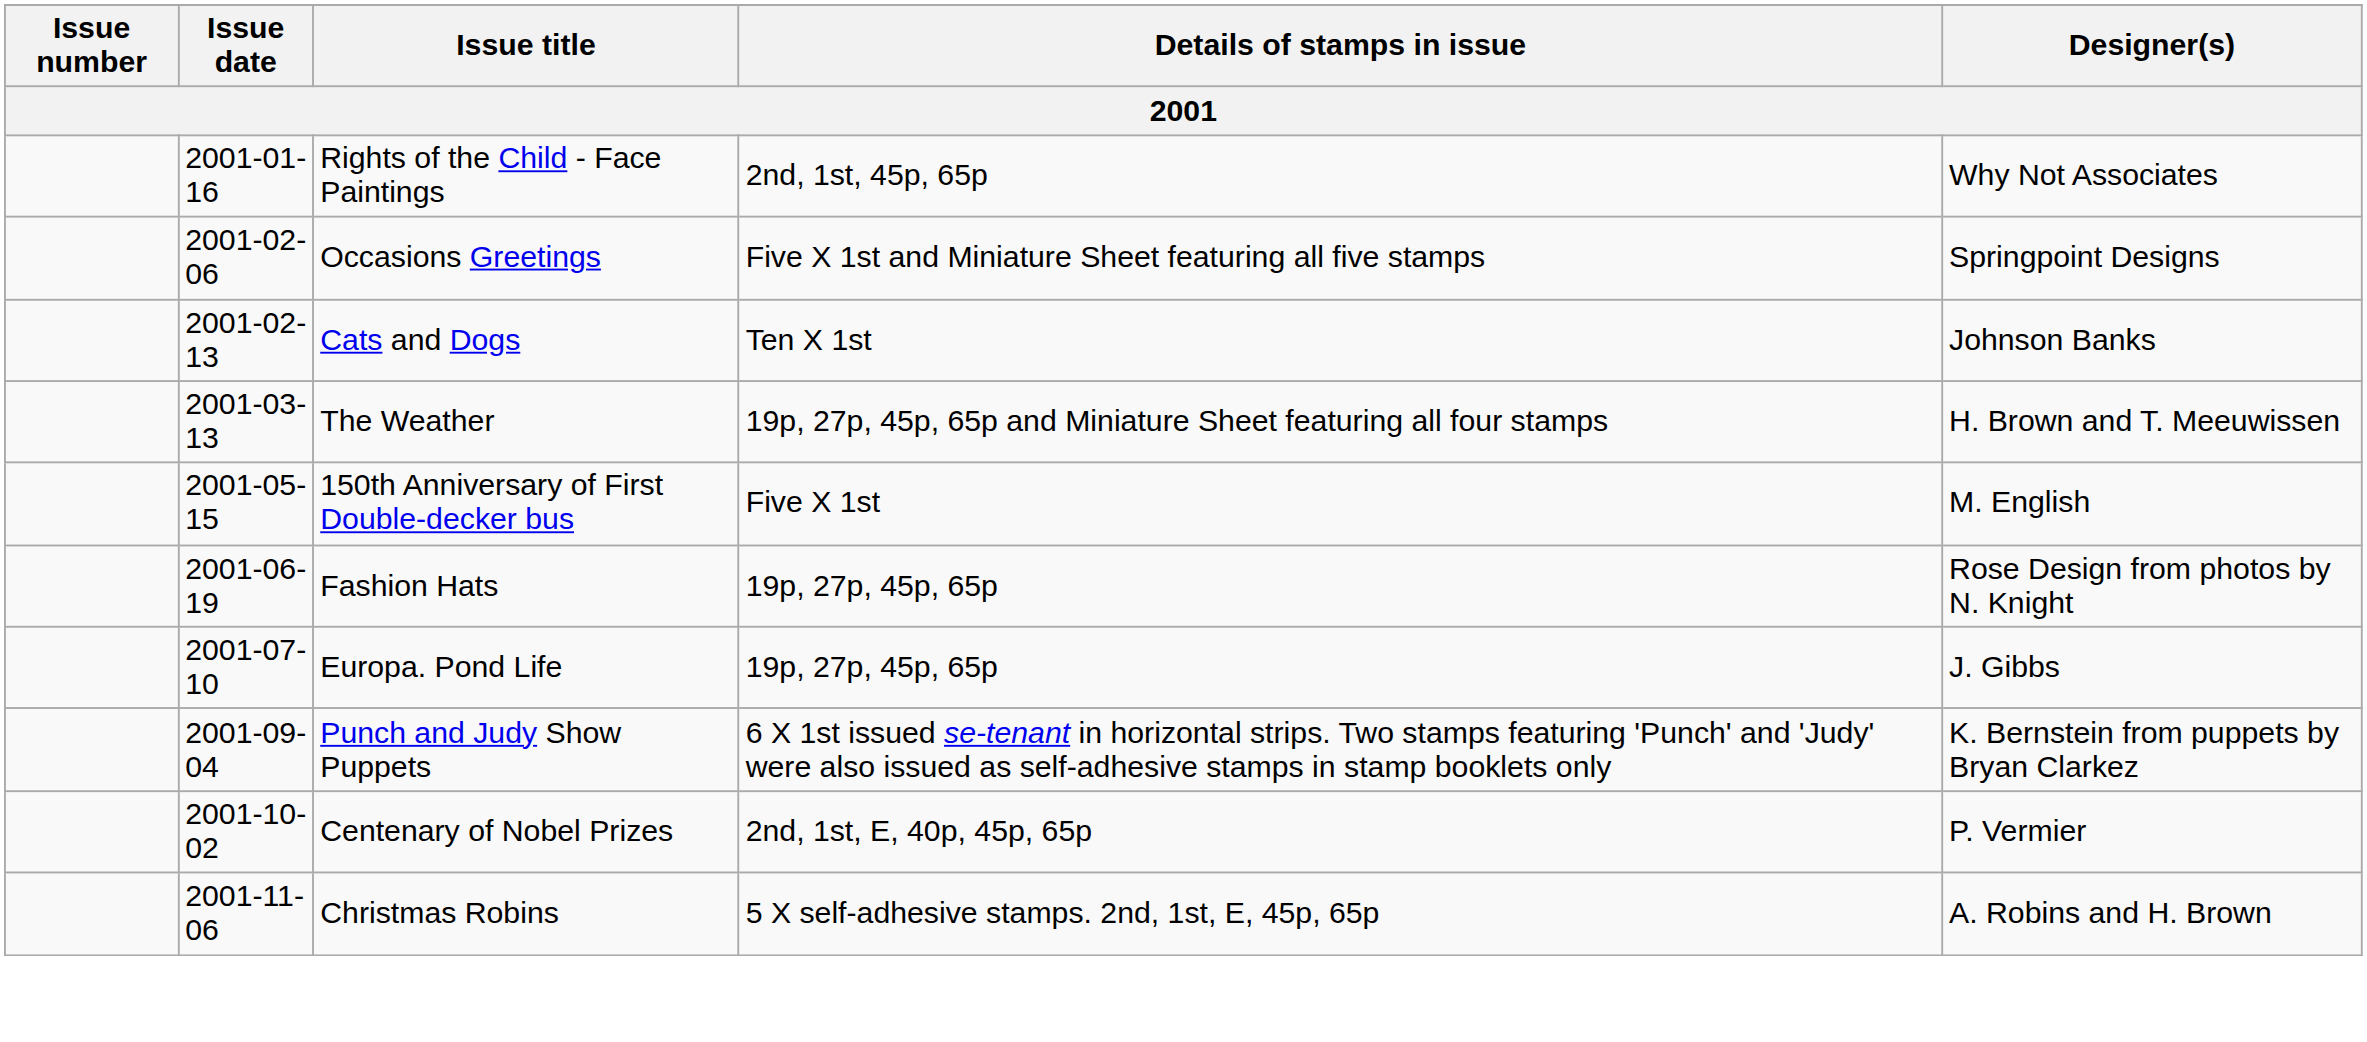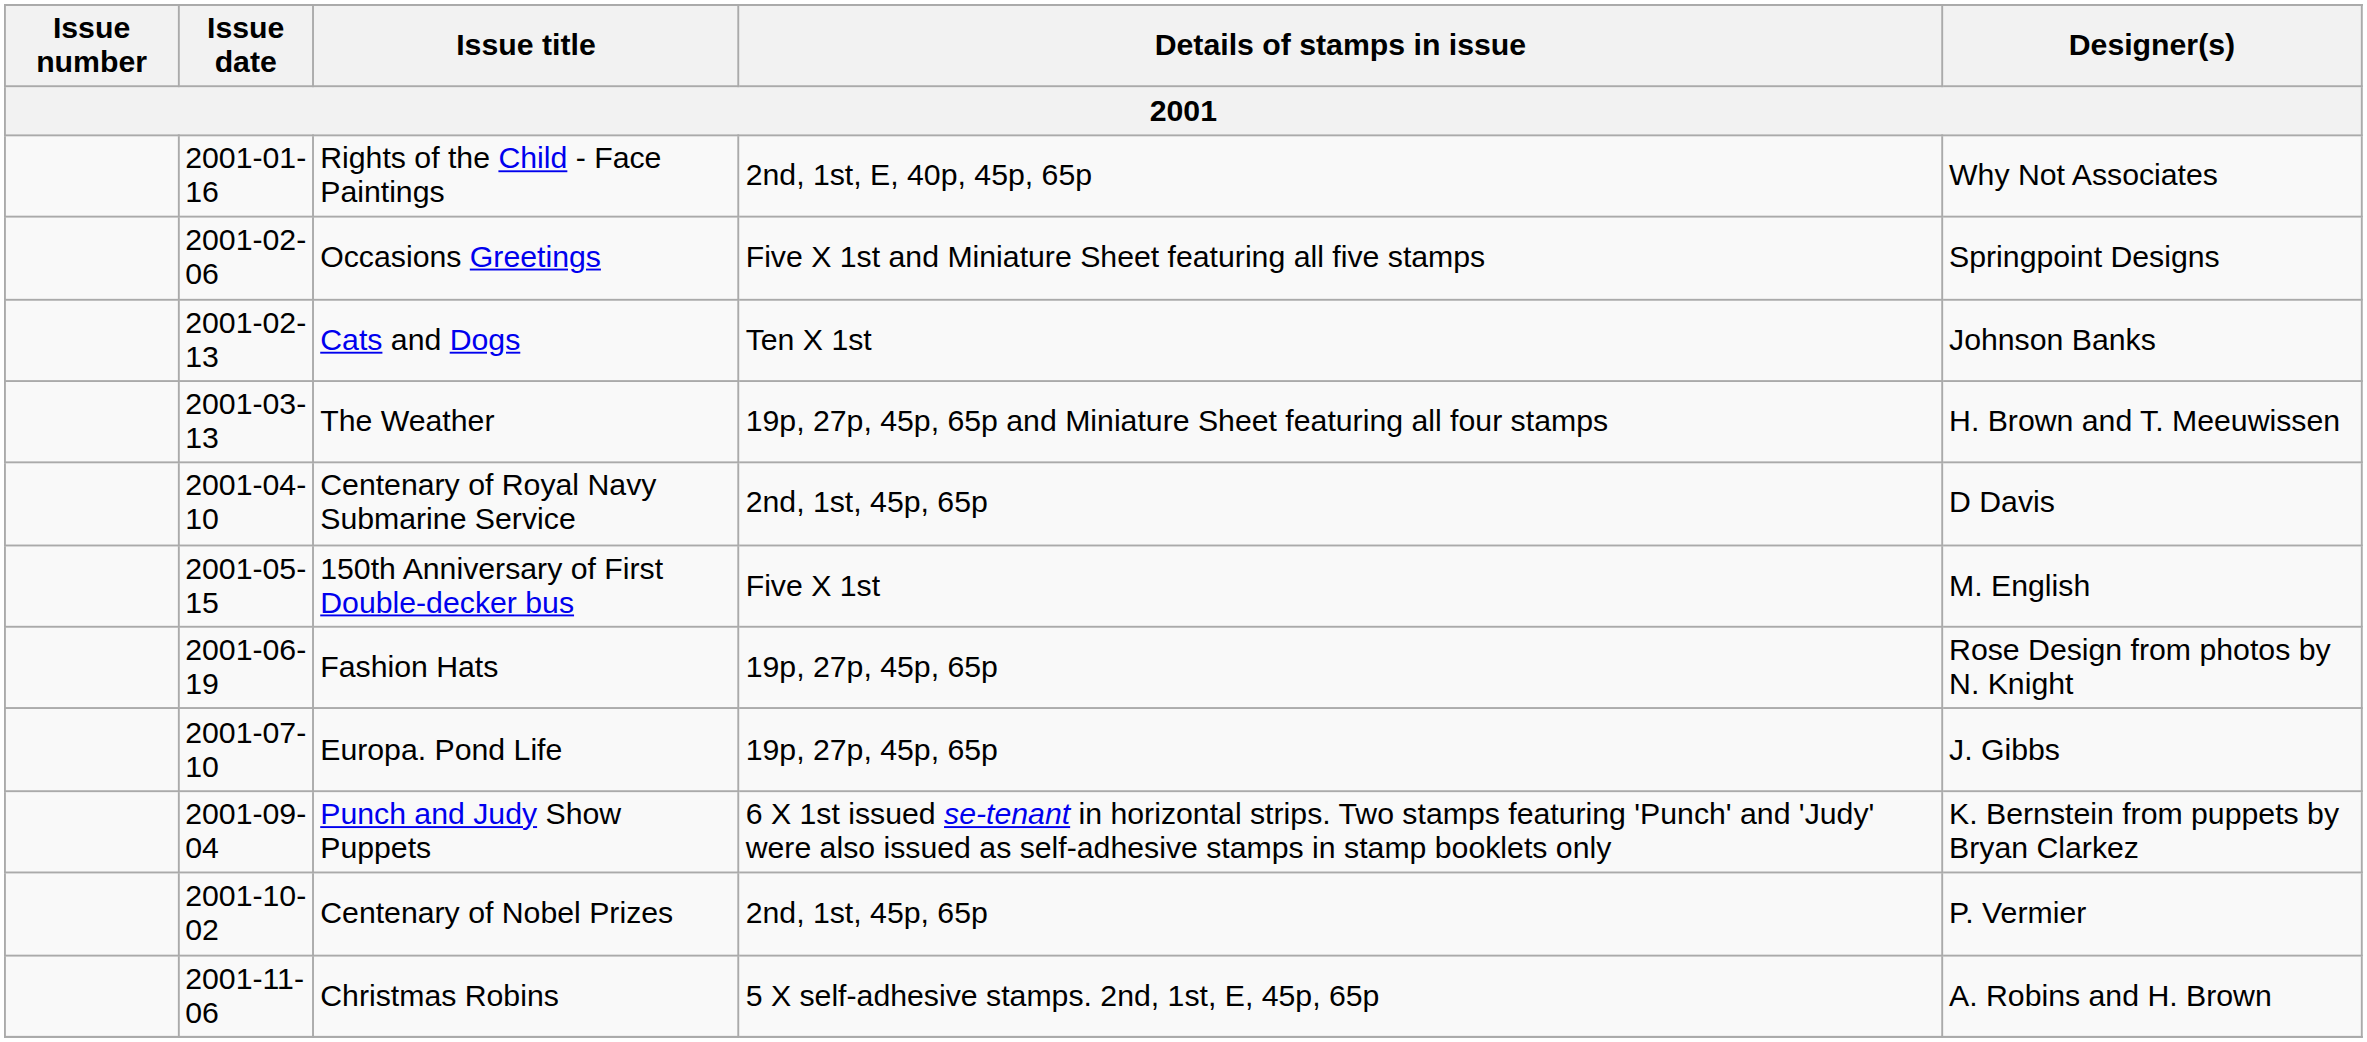(867, 175) 2nd, 1st, 45p, 65p -> (919, 175) 2nd, 1st, E, 40p, 45p, 65p
+ row: (488, 503)
(919, 831) 2nd, 1st, E, 40p, 45p, 65p -> (867, 913) 2nd, 1st, 45p, 65p
